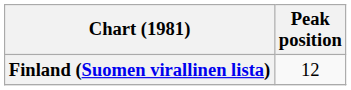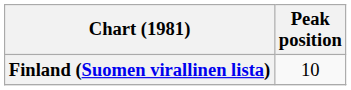(310, 69) 12 -> (310, 69) 10
